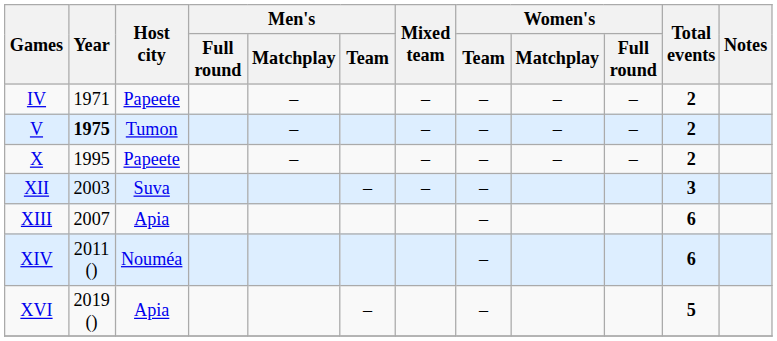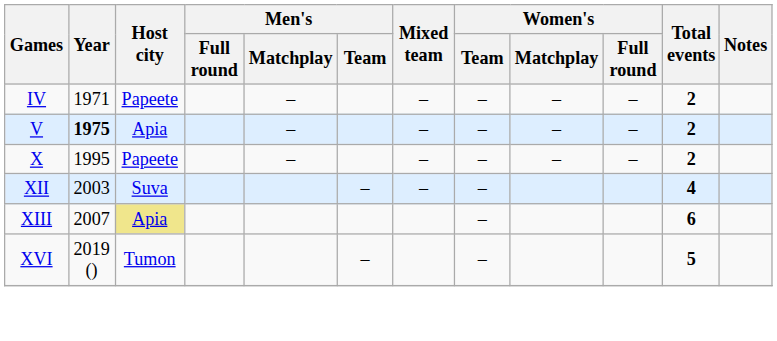(152, 129) Tumon -> (150, 129) Apia
(691, 189) 3 -> (691, 189) 4
(152, 219) no background -> (150, 219) khaki background
- row: (36, 259)
(152, 311) Apia -> (150, 259) Tumon
